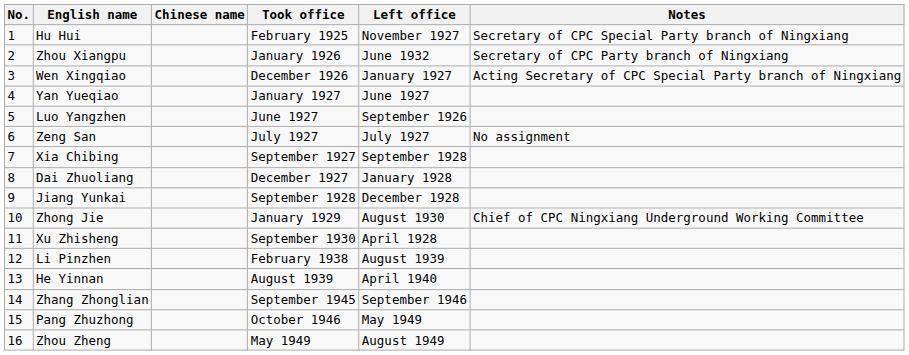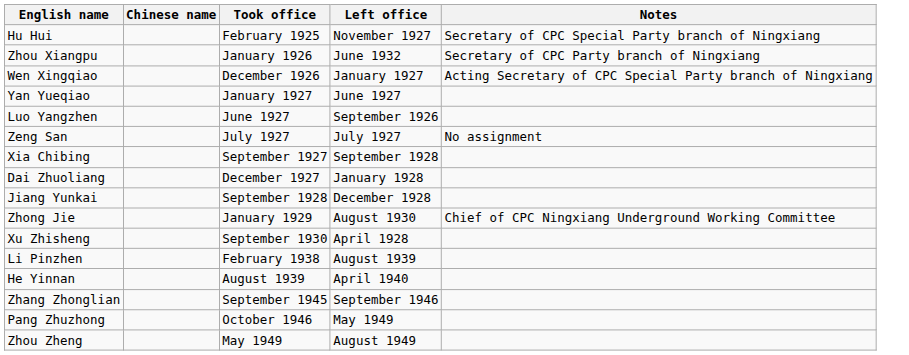- column: (19, 15)
